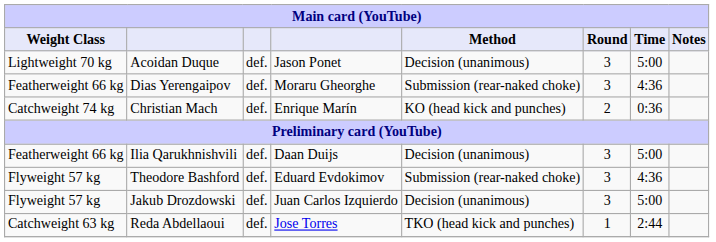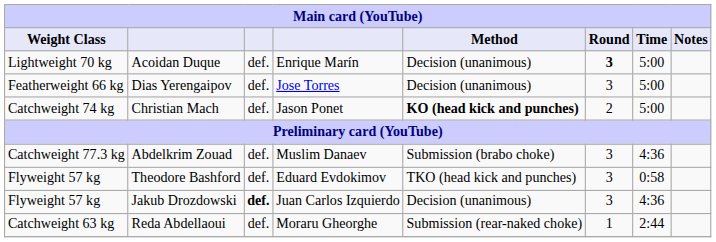(308, 62) Jason Ponet -> (318, 62) Enrique Marín
(607, 62) normal -> (609, 62) bold
(325, 85) Moraru Gheorghe -> (308, 85) Jose Torres
(492, 85) Submission (rear-naked choke) -> (469, 85) Decision (unanimous)
(650, 85) 4:36 -> (652, 85) 5:00
(316, 108) Enrique Marín -> (310, 108) Jason Ponet
(485, 108) normal -> (493, 108) bold
(650, 108) 0:36 -> (652, 108) 5:00
- row: (184, 155)
+ row: (182, 155)
(492, 178) Submission (rear-naked choke) -> (491, 178) TKO (head kick and punches)
(650, 178) 4:36 -> (652, 178) 0:58
(257, 201) normal -> (258, 201) bold
(650, 201) 5:00 -> (652, 201) 4:36
(306, 224) Jose Torres -> (327, 224) Moraru Gheorghe
(489, 224) TKO (head kick and punches) -> (494, 224) Submission (rear-naked choke)
